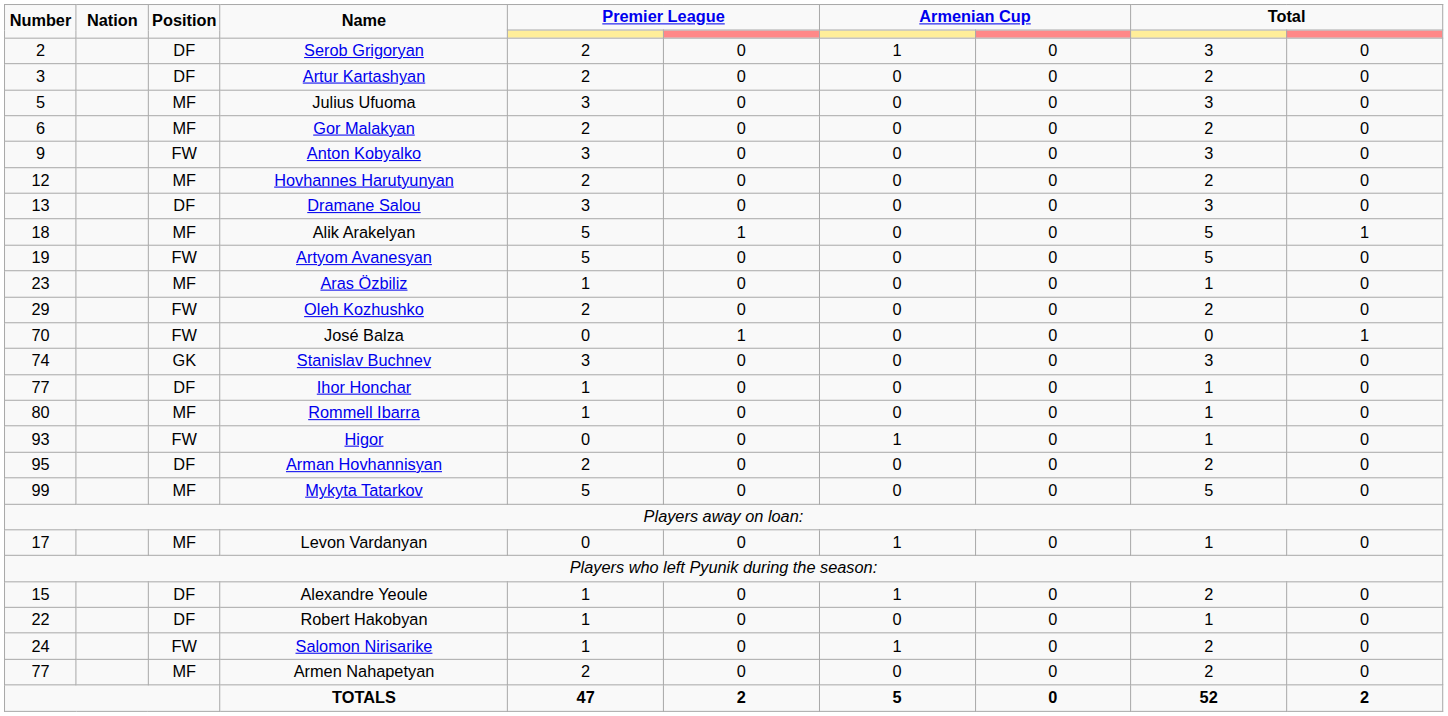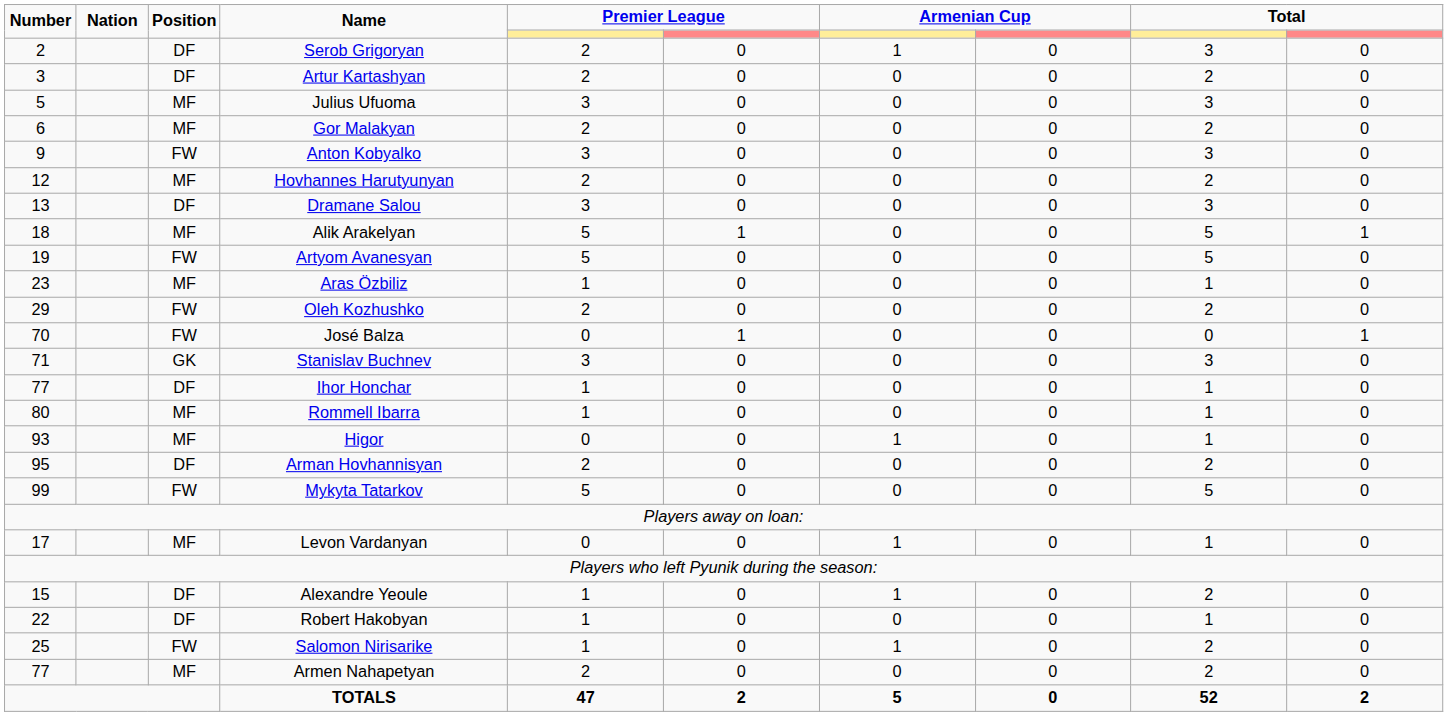(40, 361) 74 -> (40, 361) 71
(184, 439) FW -> (184, 439) MF
(184, 490) MF -> (184, 490) FW
(40, 646) 24 -> (40, 646) 25
